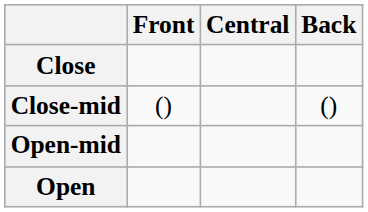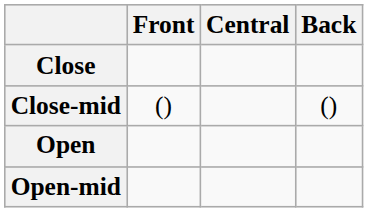rows swapped: (66, 145) <-> (66, 186)
